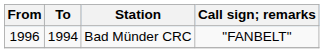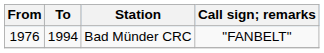(25, 36) 1996 -> (25, 36) 1976
